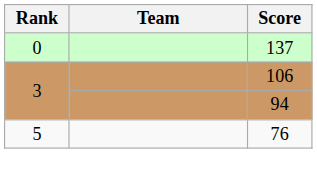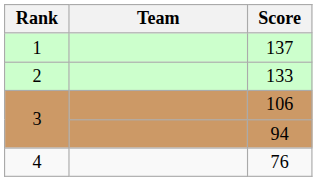(37, 47) 0 -> (37, 47) 1
+ row: (280, 76)
(37, 133) 5 -> (37, 162) 4
